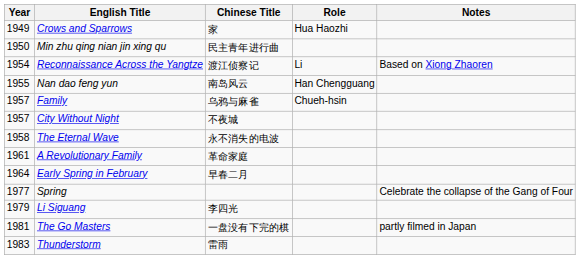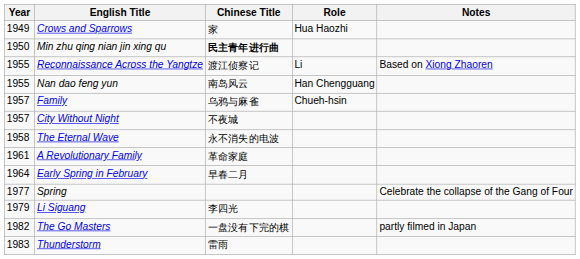(244, 47) normal -> (244, 47) bold
(18, 65) 1954 -> (18, 65) 1955
(18, 226) 1981 -> (18, 226) 1982
